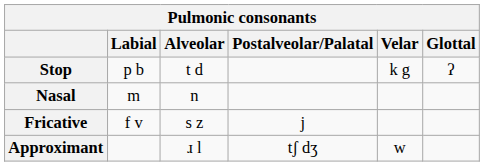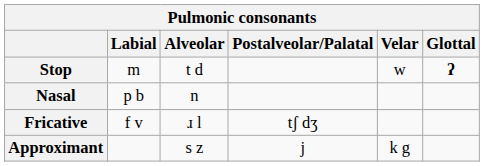(134, 69) p b -> (134, 69) m
(400, 69) k g -> (400, 69) w
(451, 69) normal -> (451, 69) bold
(134, 95) m -> (134, 95) p b
(194, 122) s z -> (194, 122) ɹ l
(303, 122) j -> (303, 122) tʃ dʒ
(194, 148) ɹ l -> (194, 148) s z
(303, 148) tʃ dʒ -> (303, 148) j
(400, 148) w -> (400, 148) k g
